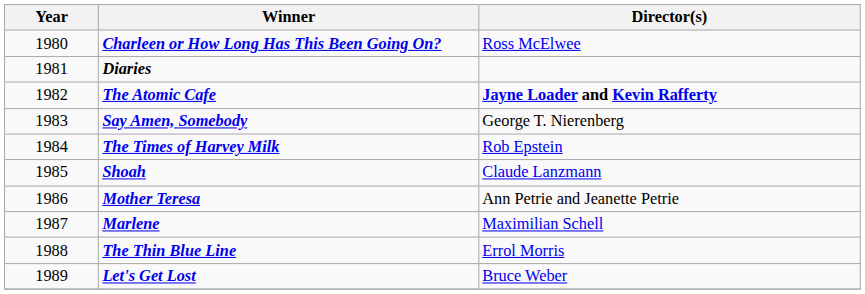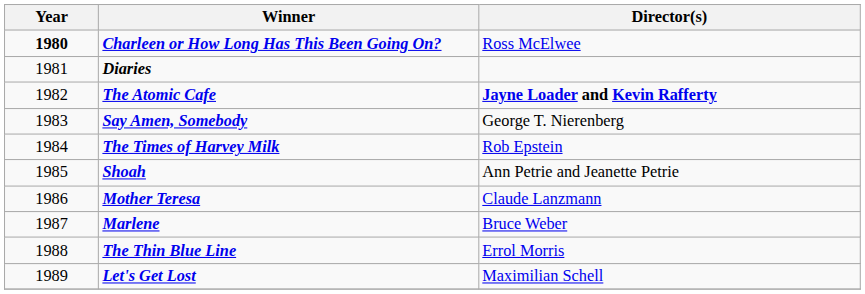(52, 43) normal -> (52, 43) bold
(542, 172) Claude Lanzmann -> (581, 172) Ann Petrie and Jeanette Petrie
(581, 198) Ann Petrie and Jeanette Petrie -> (542, 198) Claude Lanzmann
(543, 224) Maximilian Schell -> (525, 224) Bruce Weber
(525, 276) Bruce Weber -> (543, 276) Maximilian Schell
